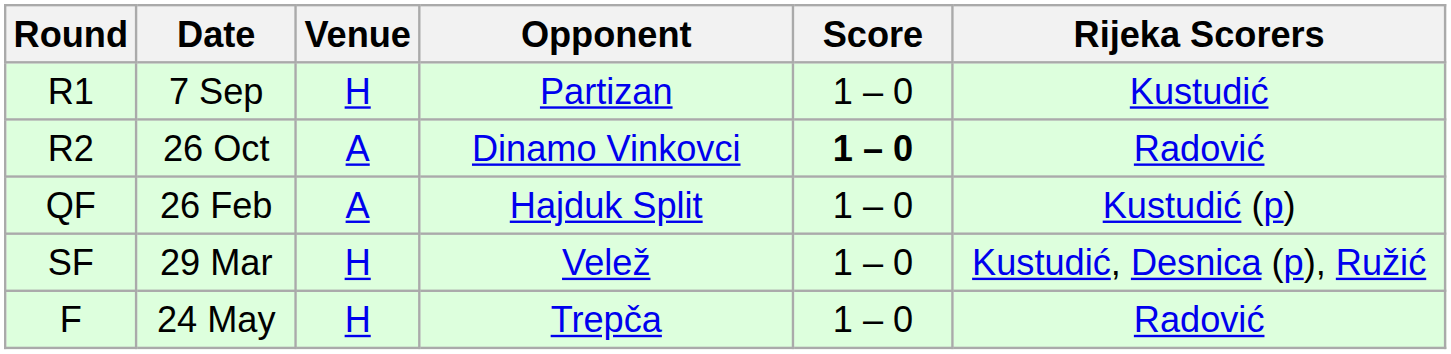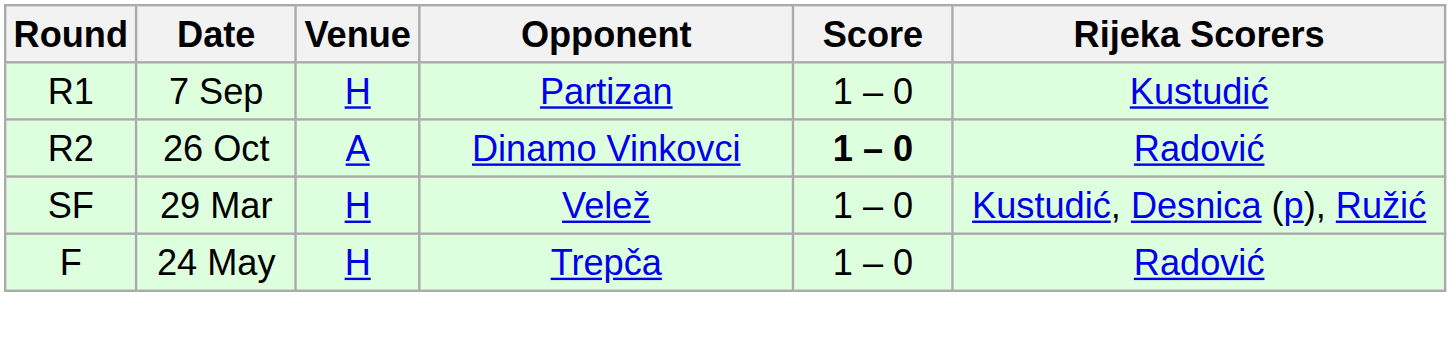- row: (216, 206)
